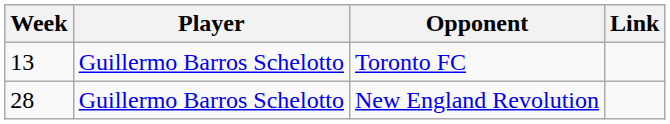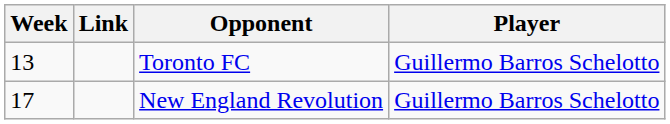columns swapped: (211, 23) <-> (635, 23)
(22, 99) 28 -> (22, 99) 17
